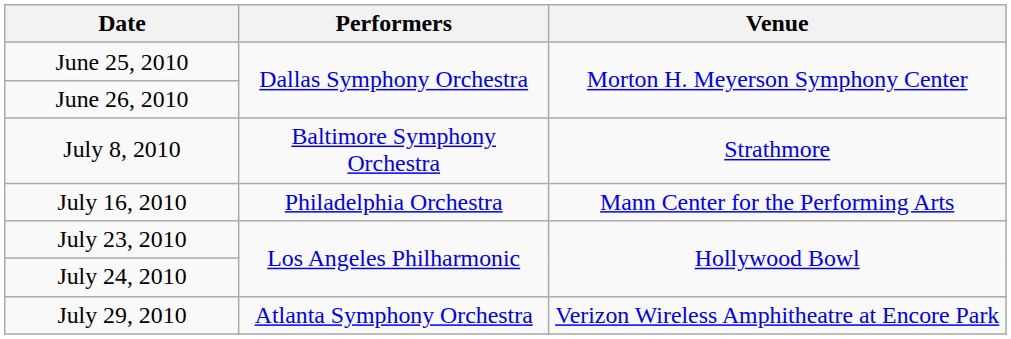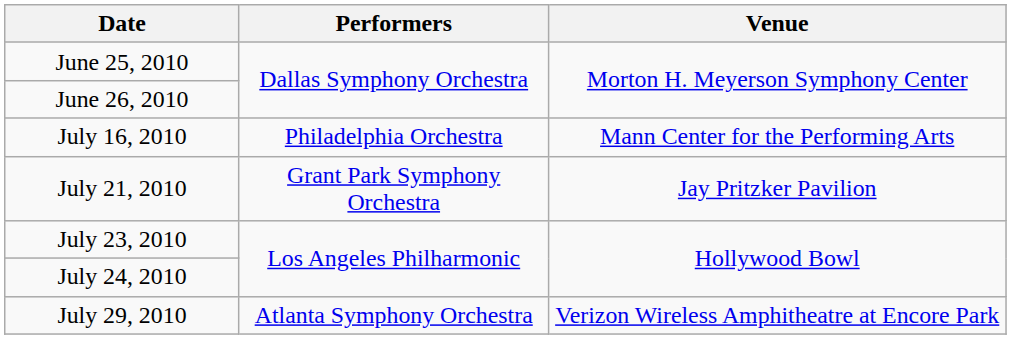- row: (122, 150)
+ row: (122, 188)
